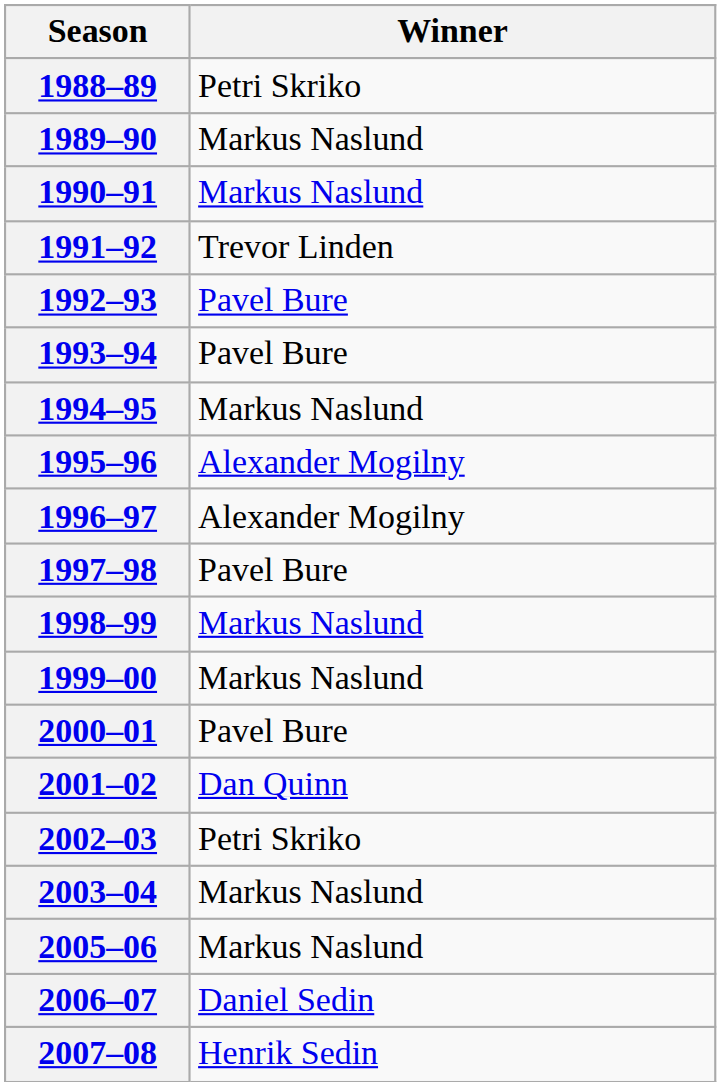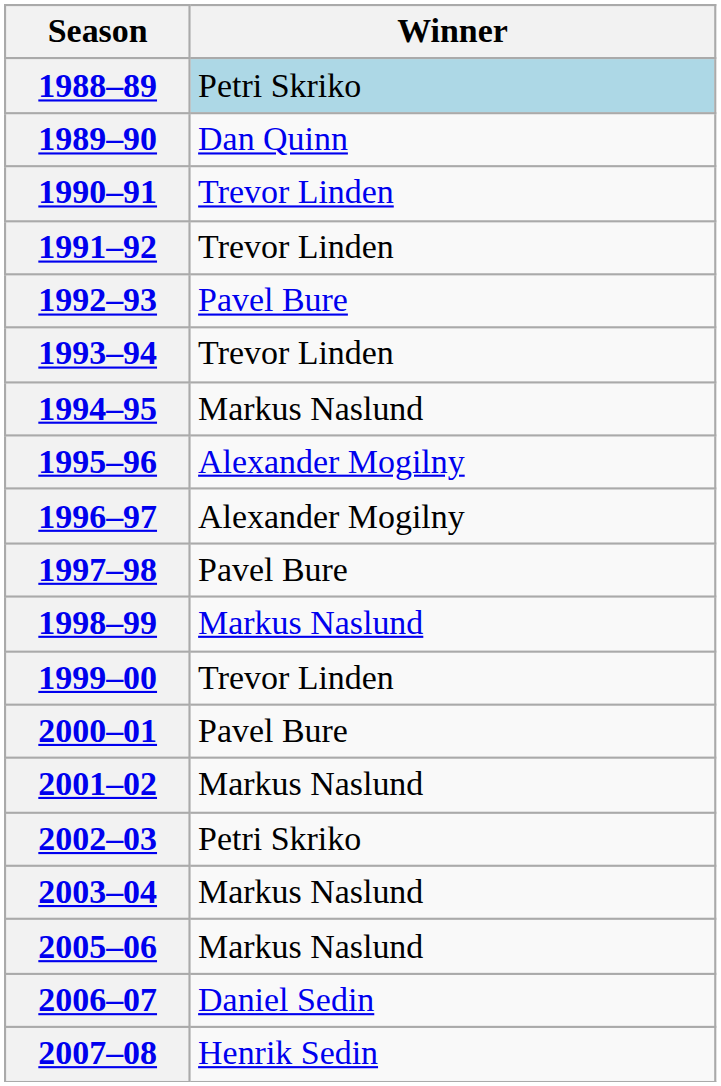(280, 85) no background -> (280, 85) lightblue background
(311, 138) Markus Naslund -> (273, 138) Dan Quinn
(311, 192) Markus Naslund -> (296, 192) Trevor Linden
(273, 354) Pavel Bure -> (296, 354) Trevor Linden
(311, 676) Markus Naslund -> (296, 676) Trevor Linden
(273, 784) Dan Quinn -> (311, 784) Markus Naslund
